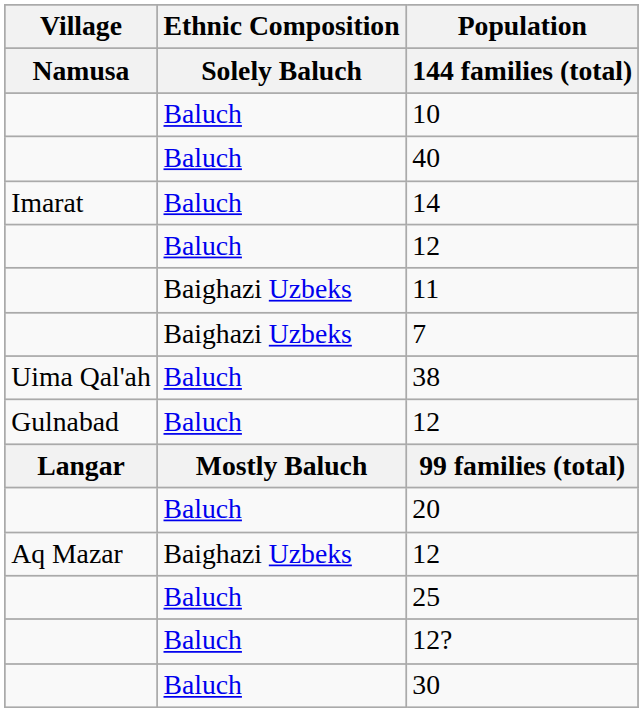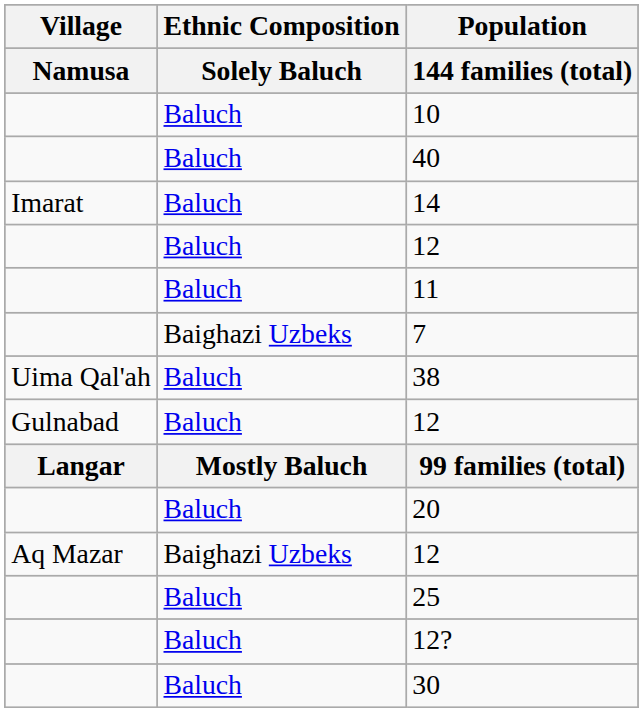(258, 289) Baighazi Uzbeks -> (203, 289) Baluch
